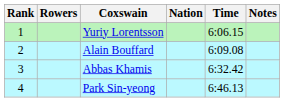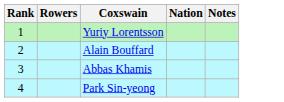- column: (226, 13)
